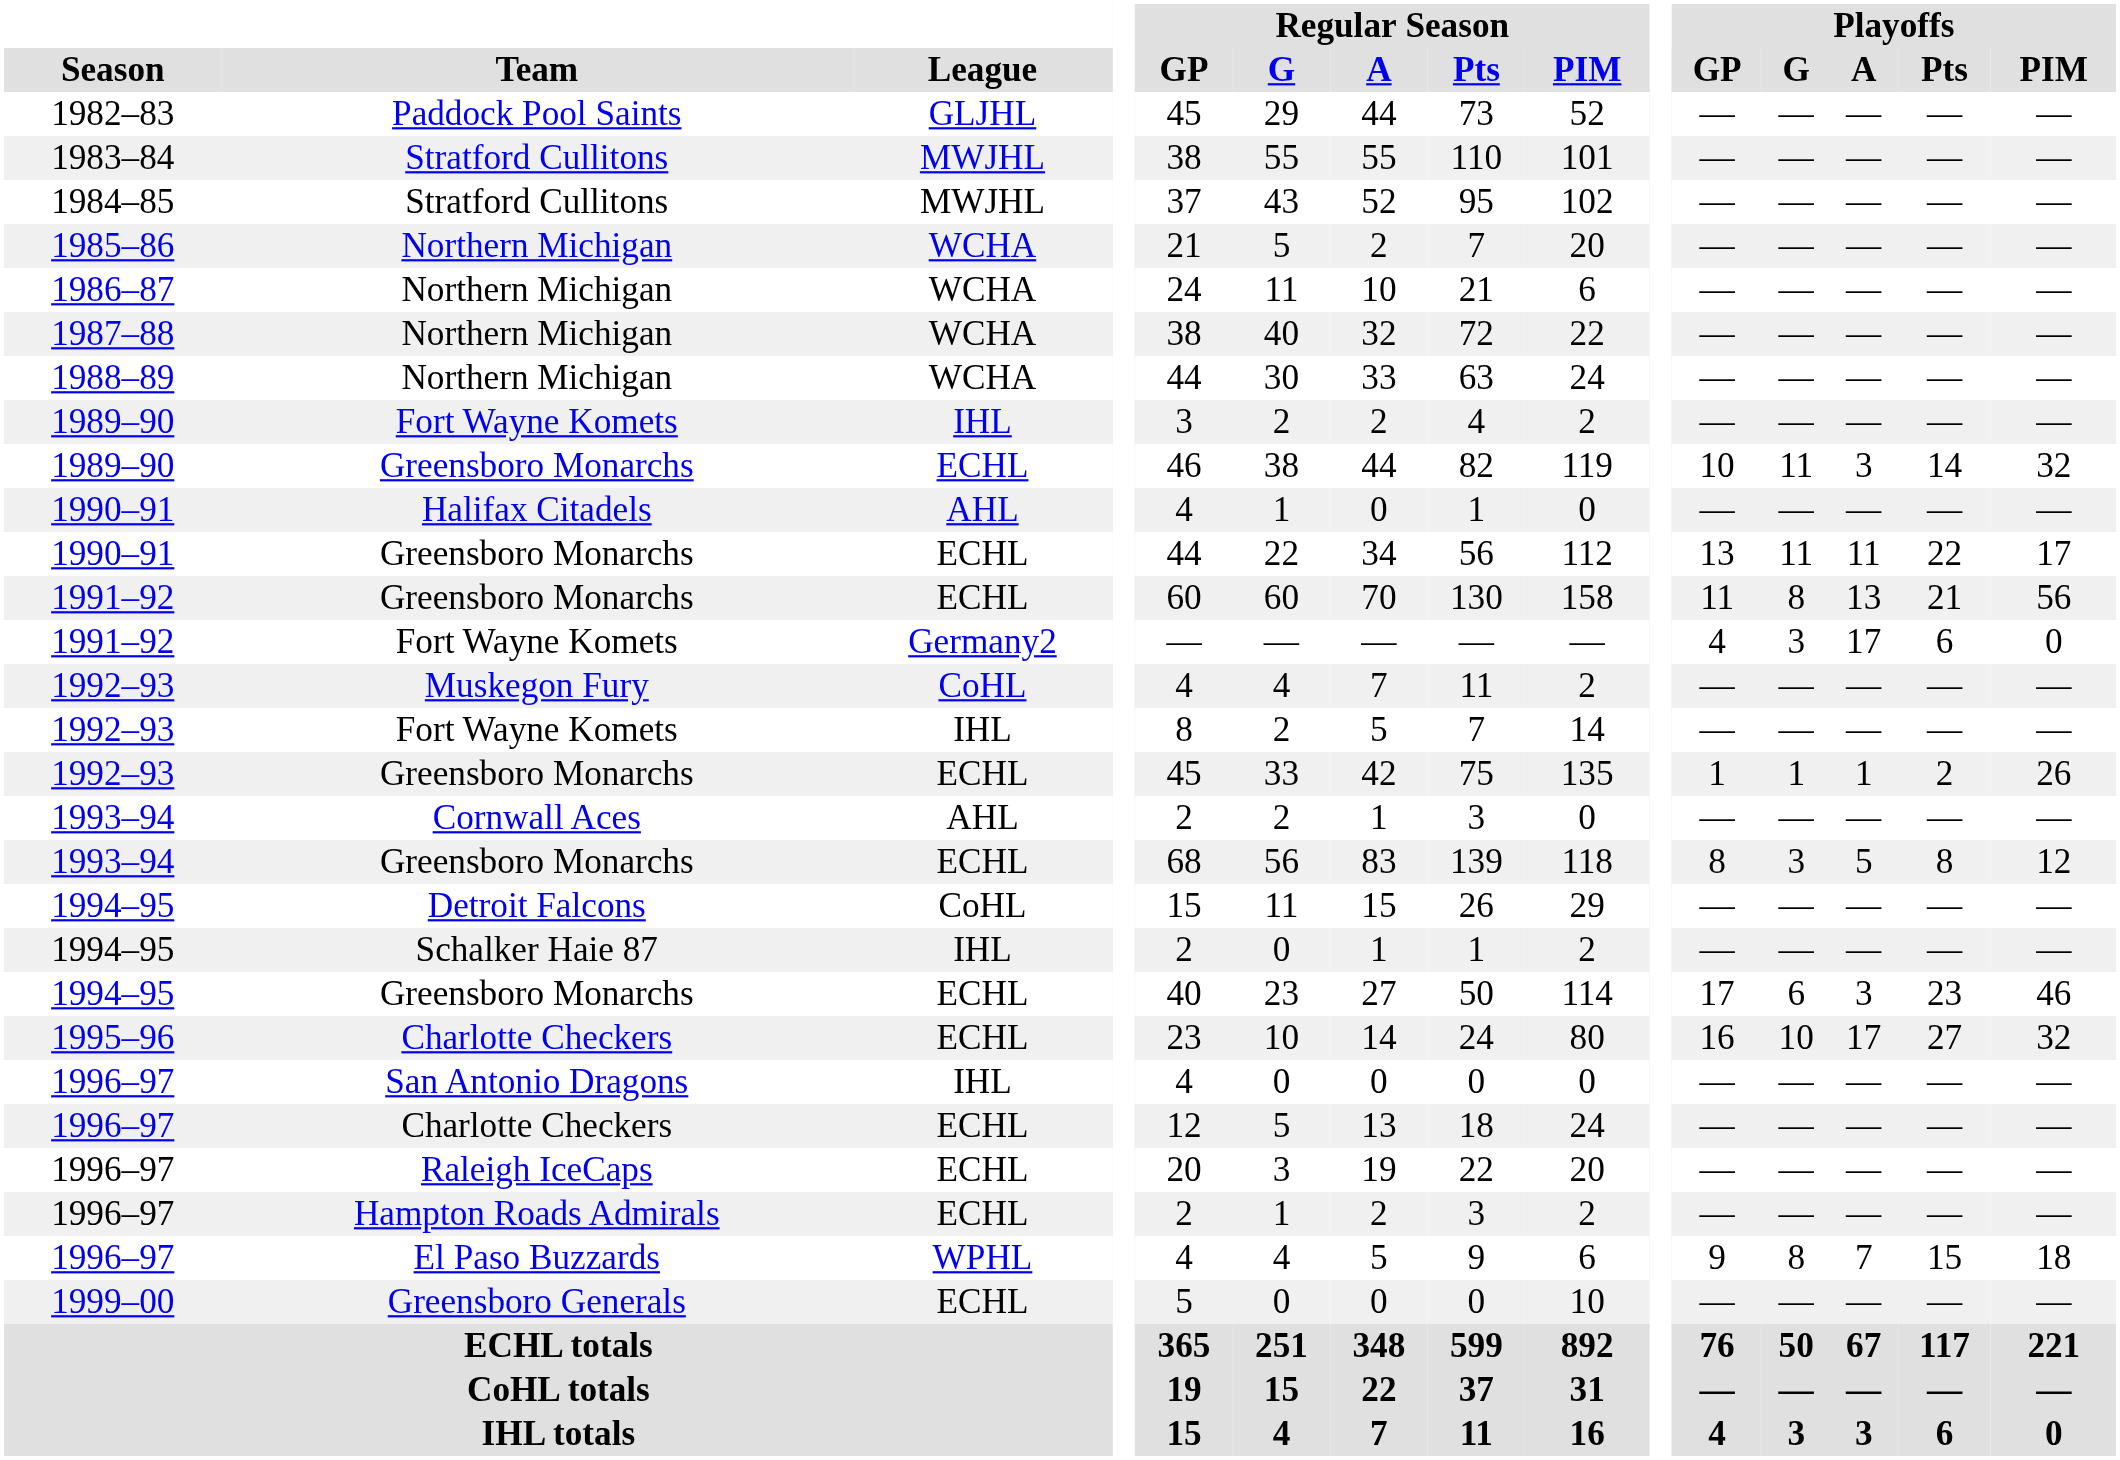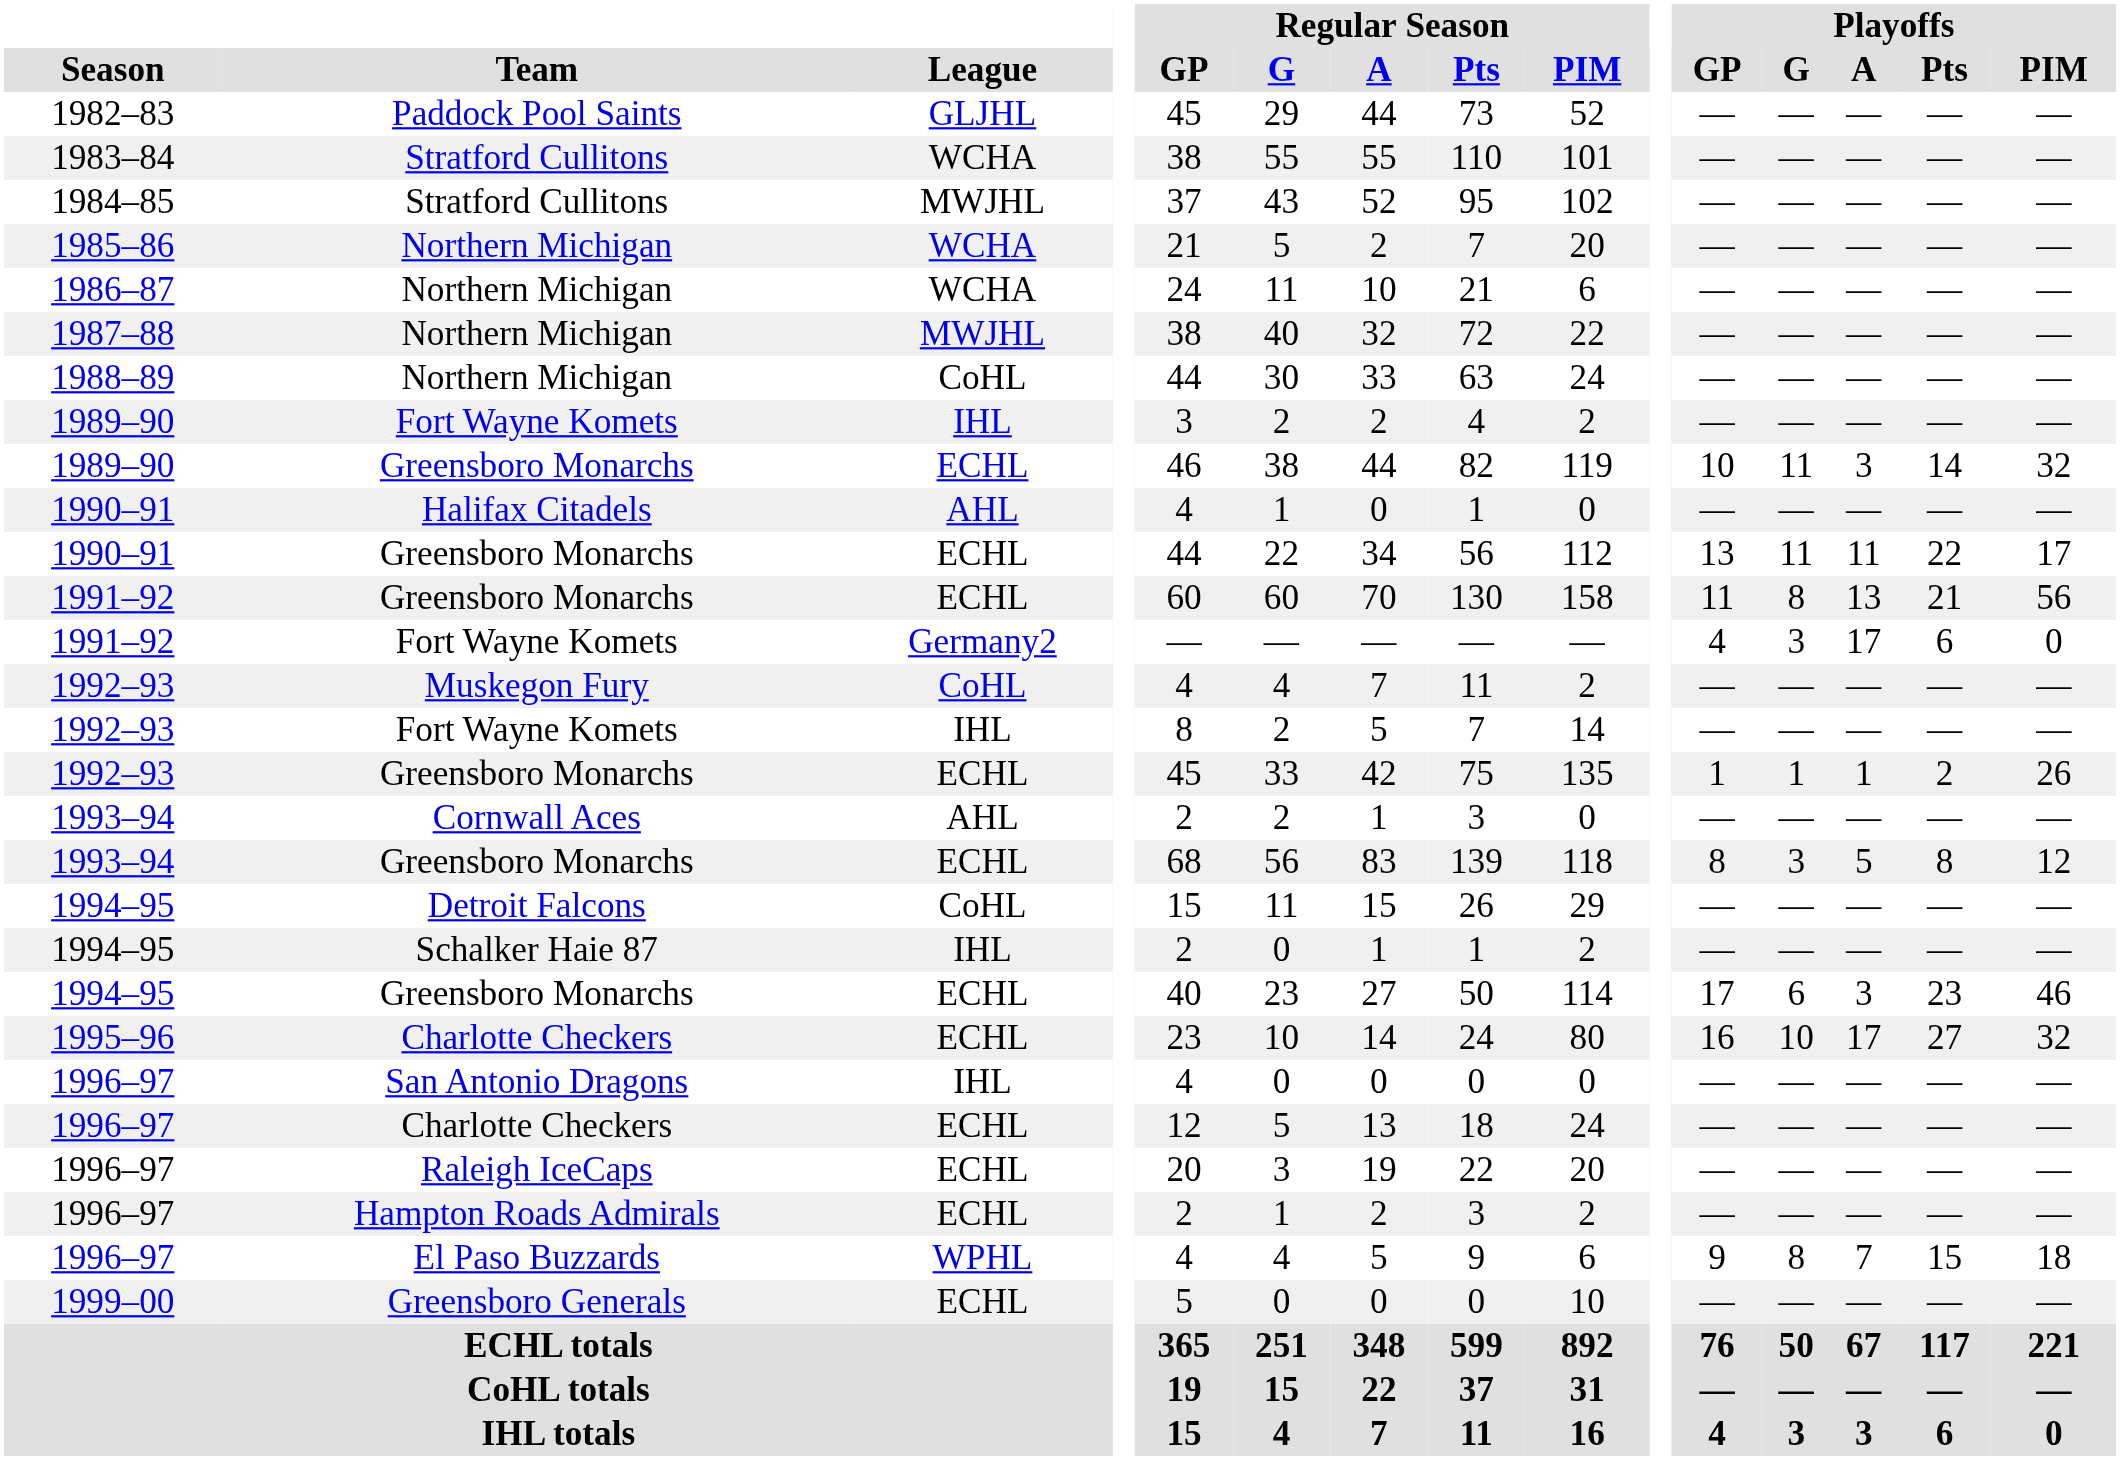(982, 157) MWJHL -> (982, 157) WCHA
(982, 333) WCHA -> (982, 333) MWJHL
(982, 377) WCHA -> (982, 377) CoHL
